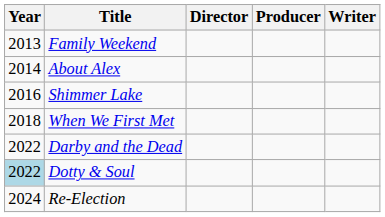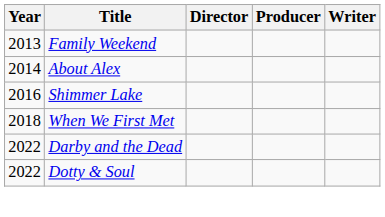(25, 172) lightblue background -> (25, 172) no background
- row: (87, 198)
